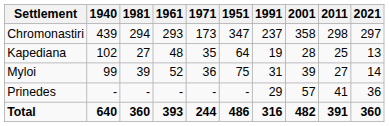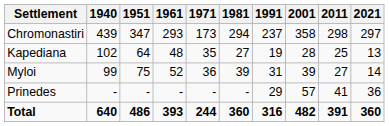columns swapped: (236, 14) <-> (136, 14)
